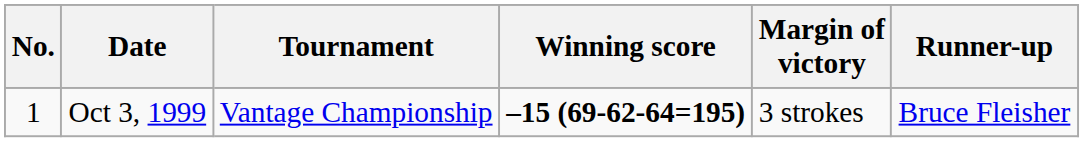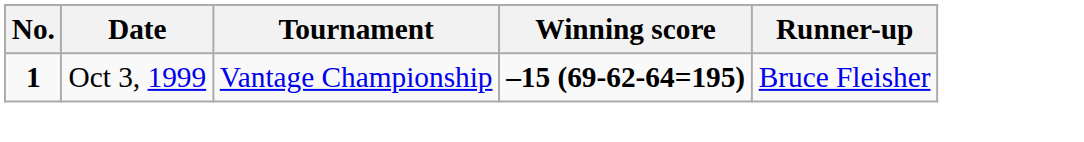- column: (822, 46)
(33, 111) normal -> (33, 77) bold
